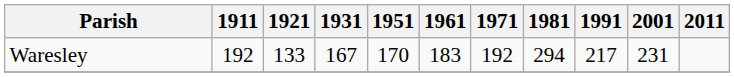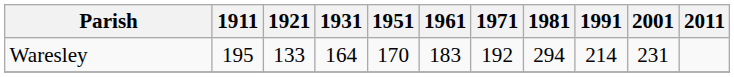(238, 54) 192 -> (238, 54) 195
(341, 54) 167 -> (341, 54) 164
(601, 54) 217 -> (601, 54) 214
